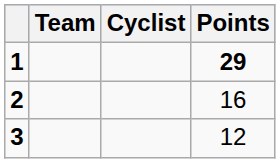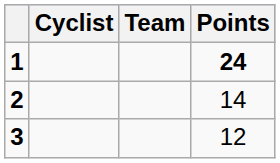columns swapped: (146, 23) <-> (65, 23)
(233, 61) 29 -> (233, 61) 24
(233, 99) 16 -> (233, 99) 14
